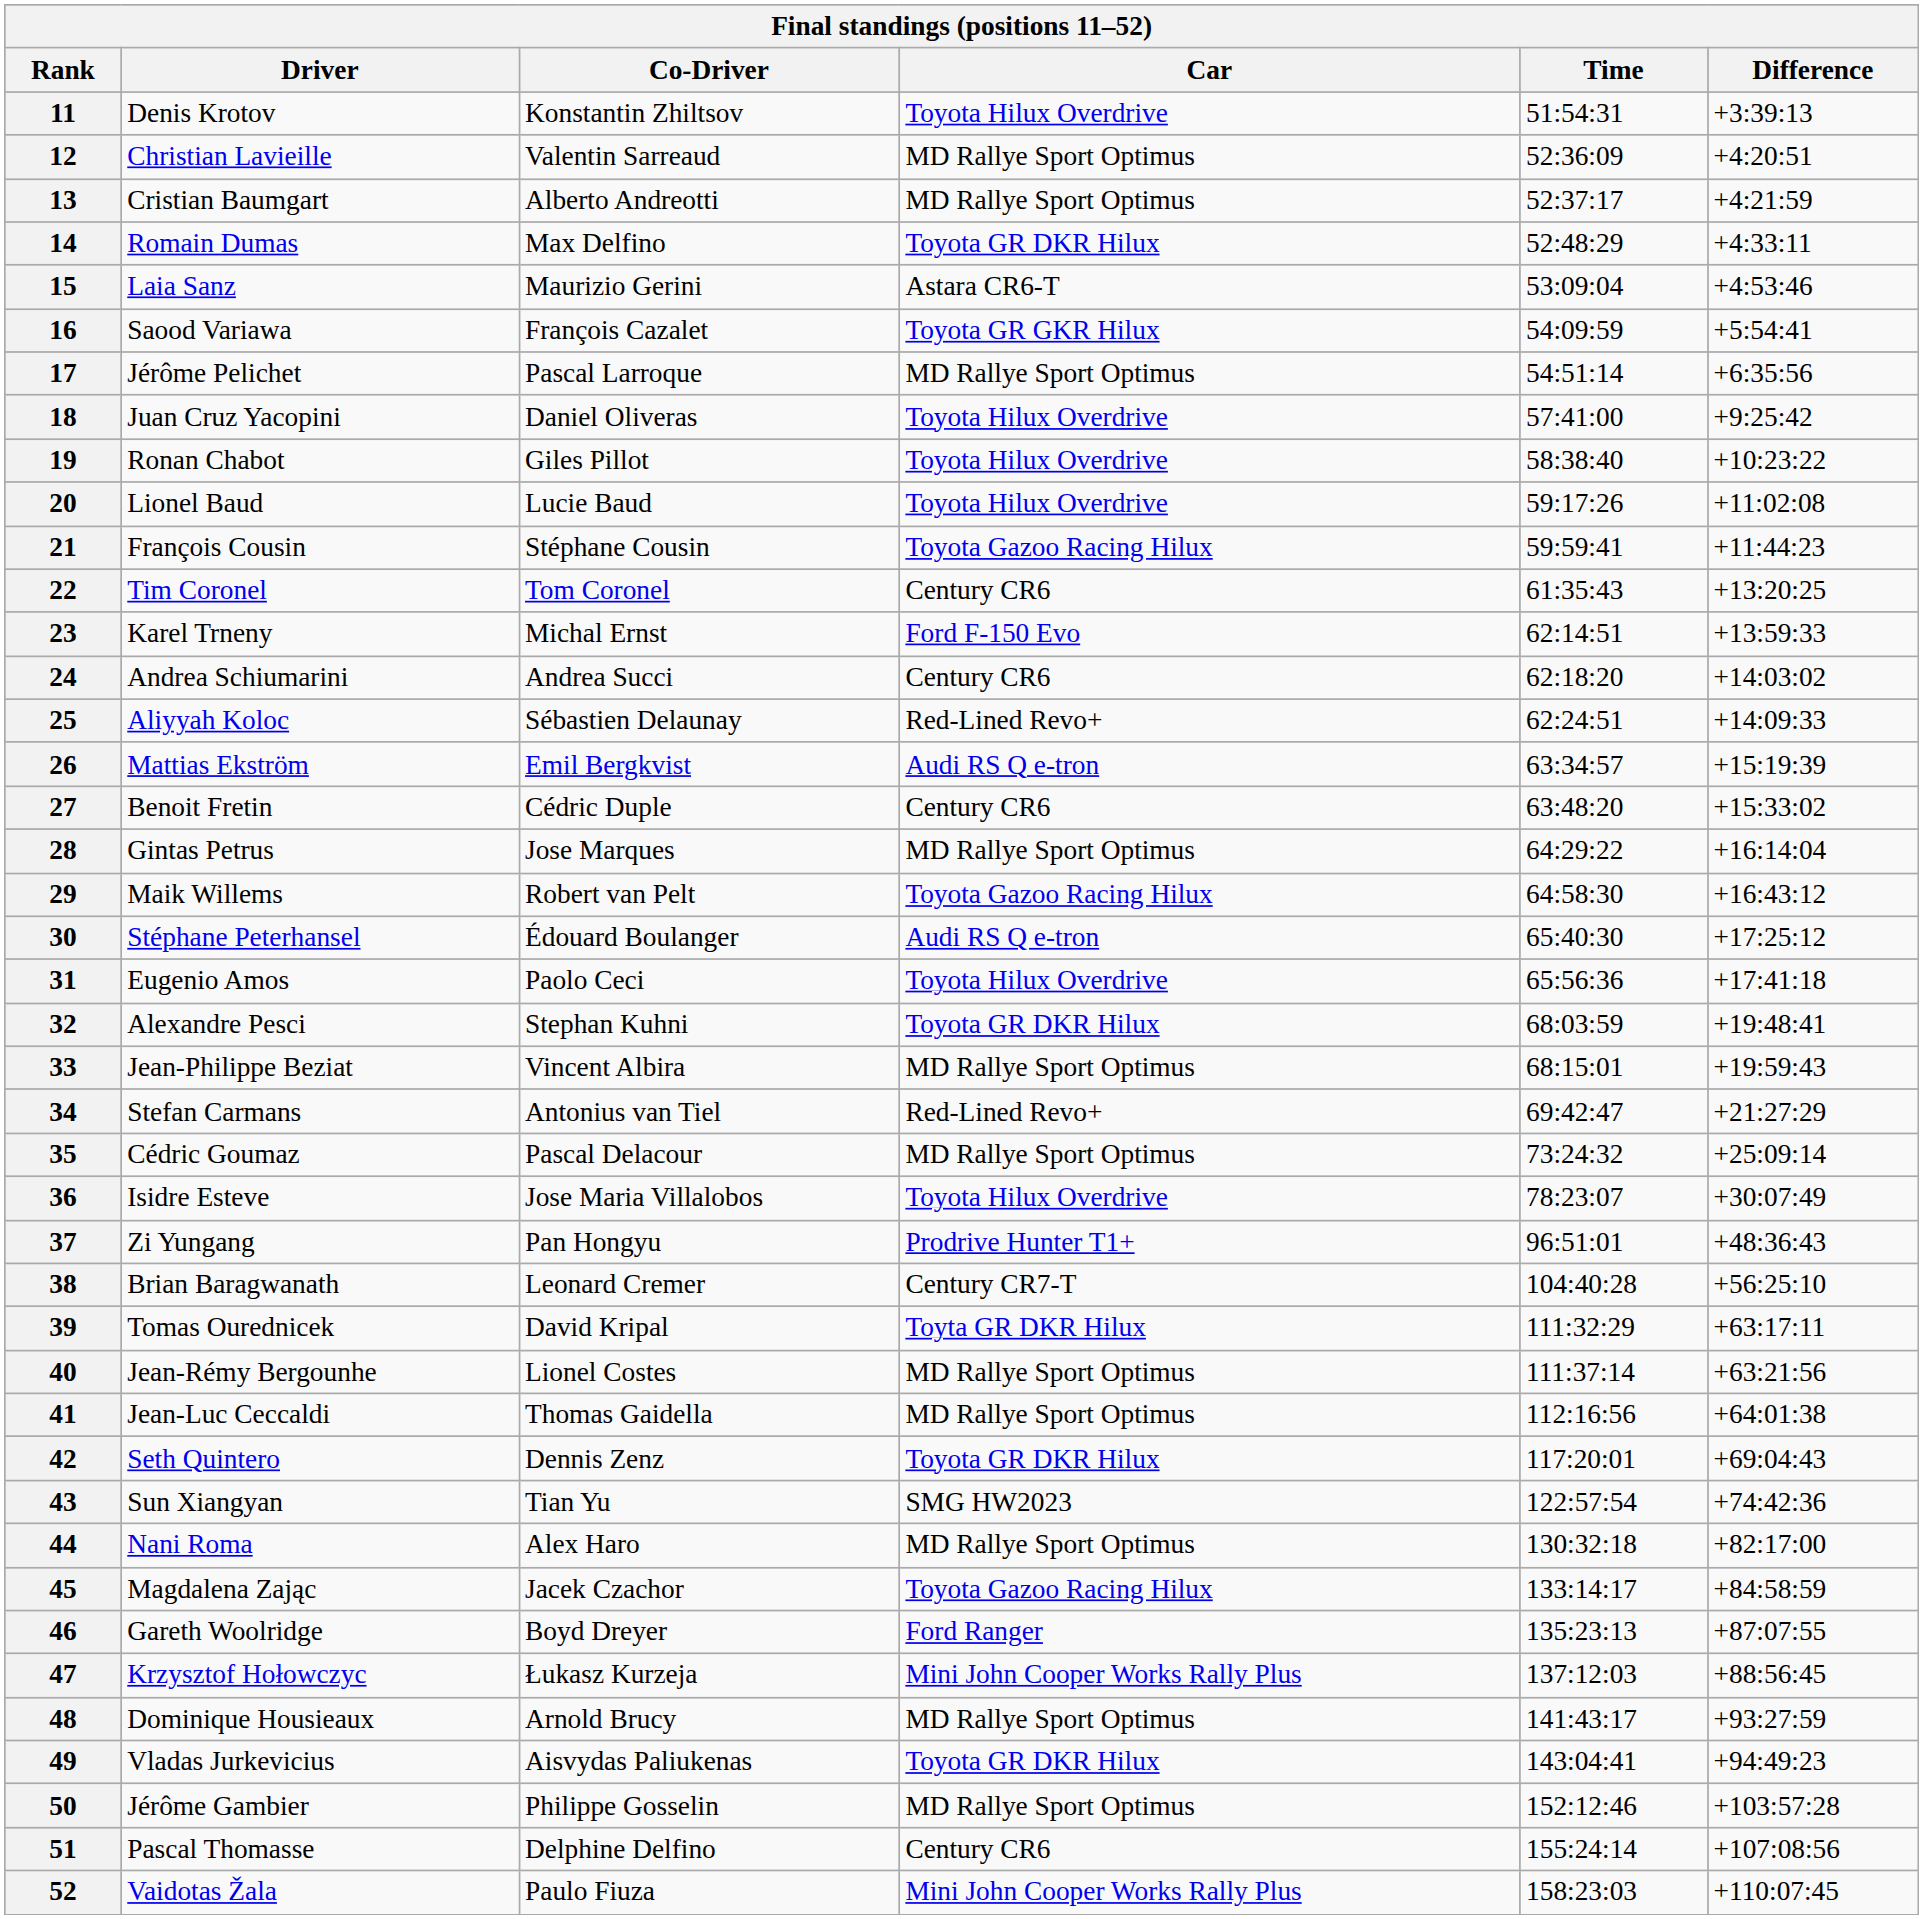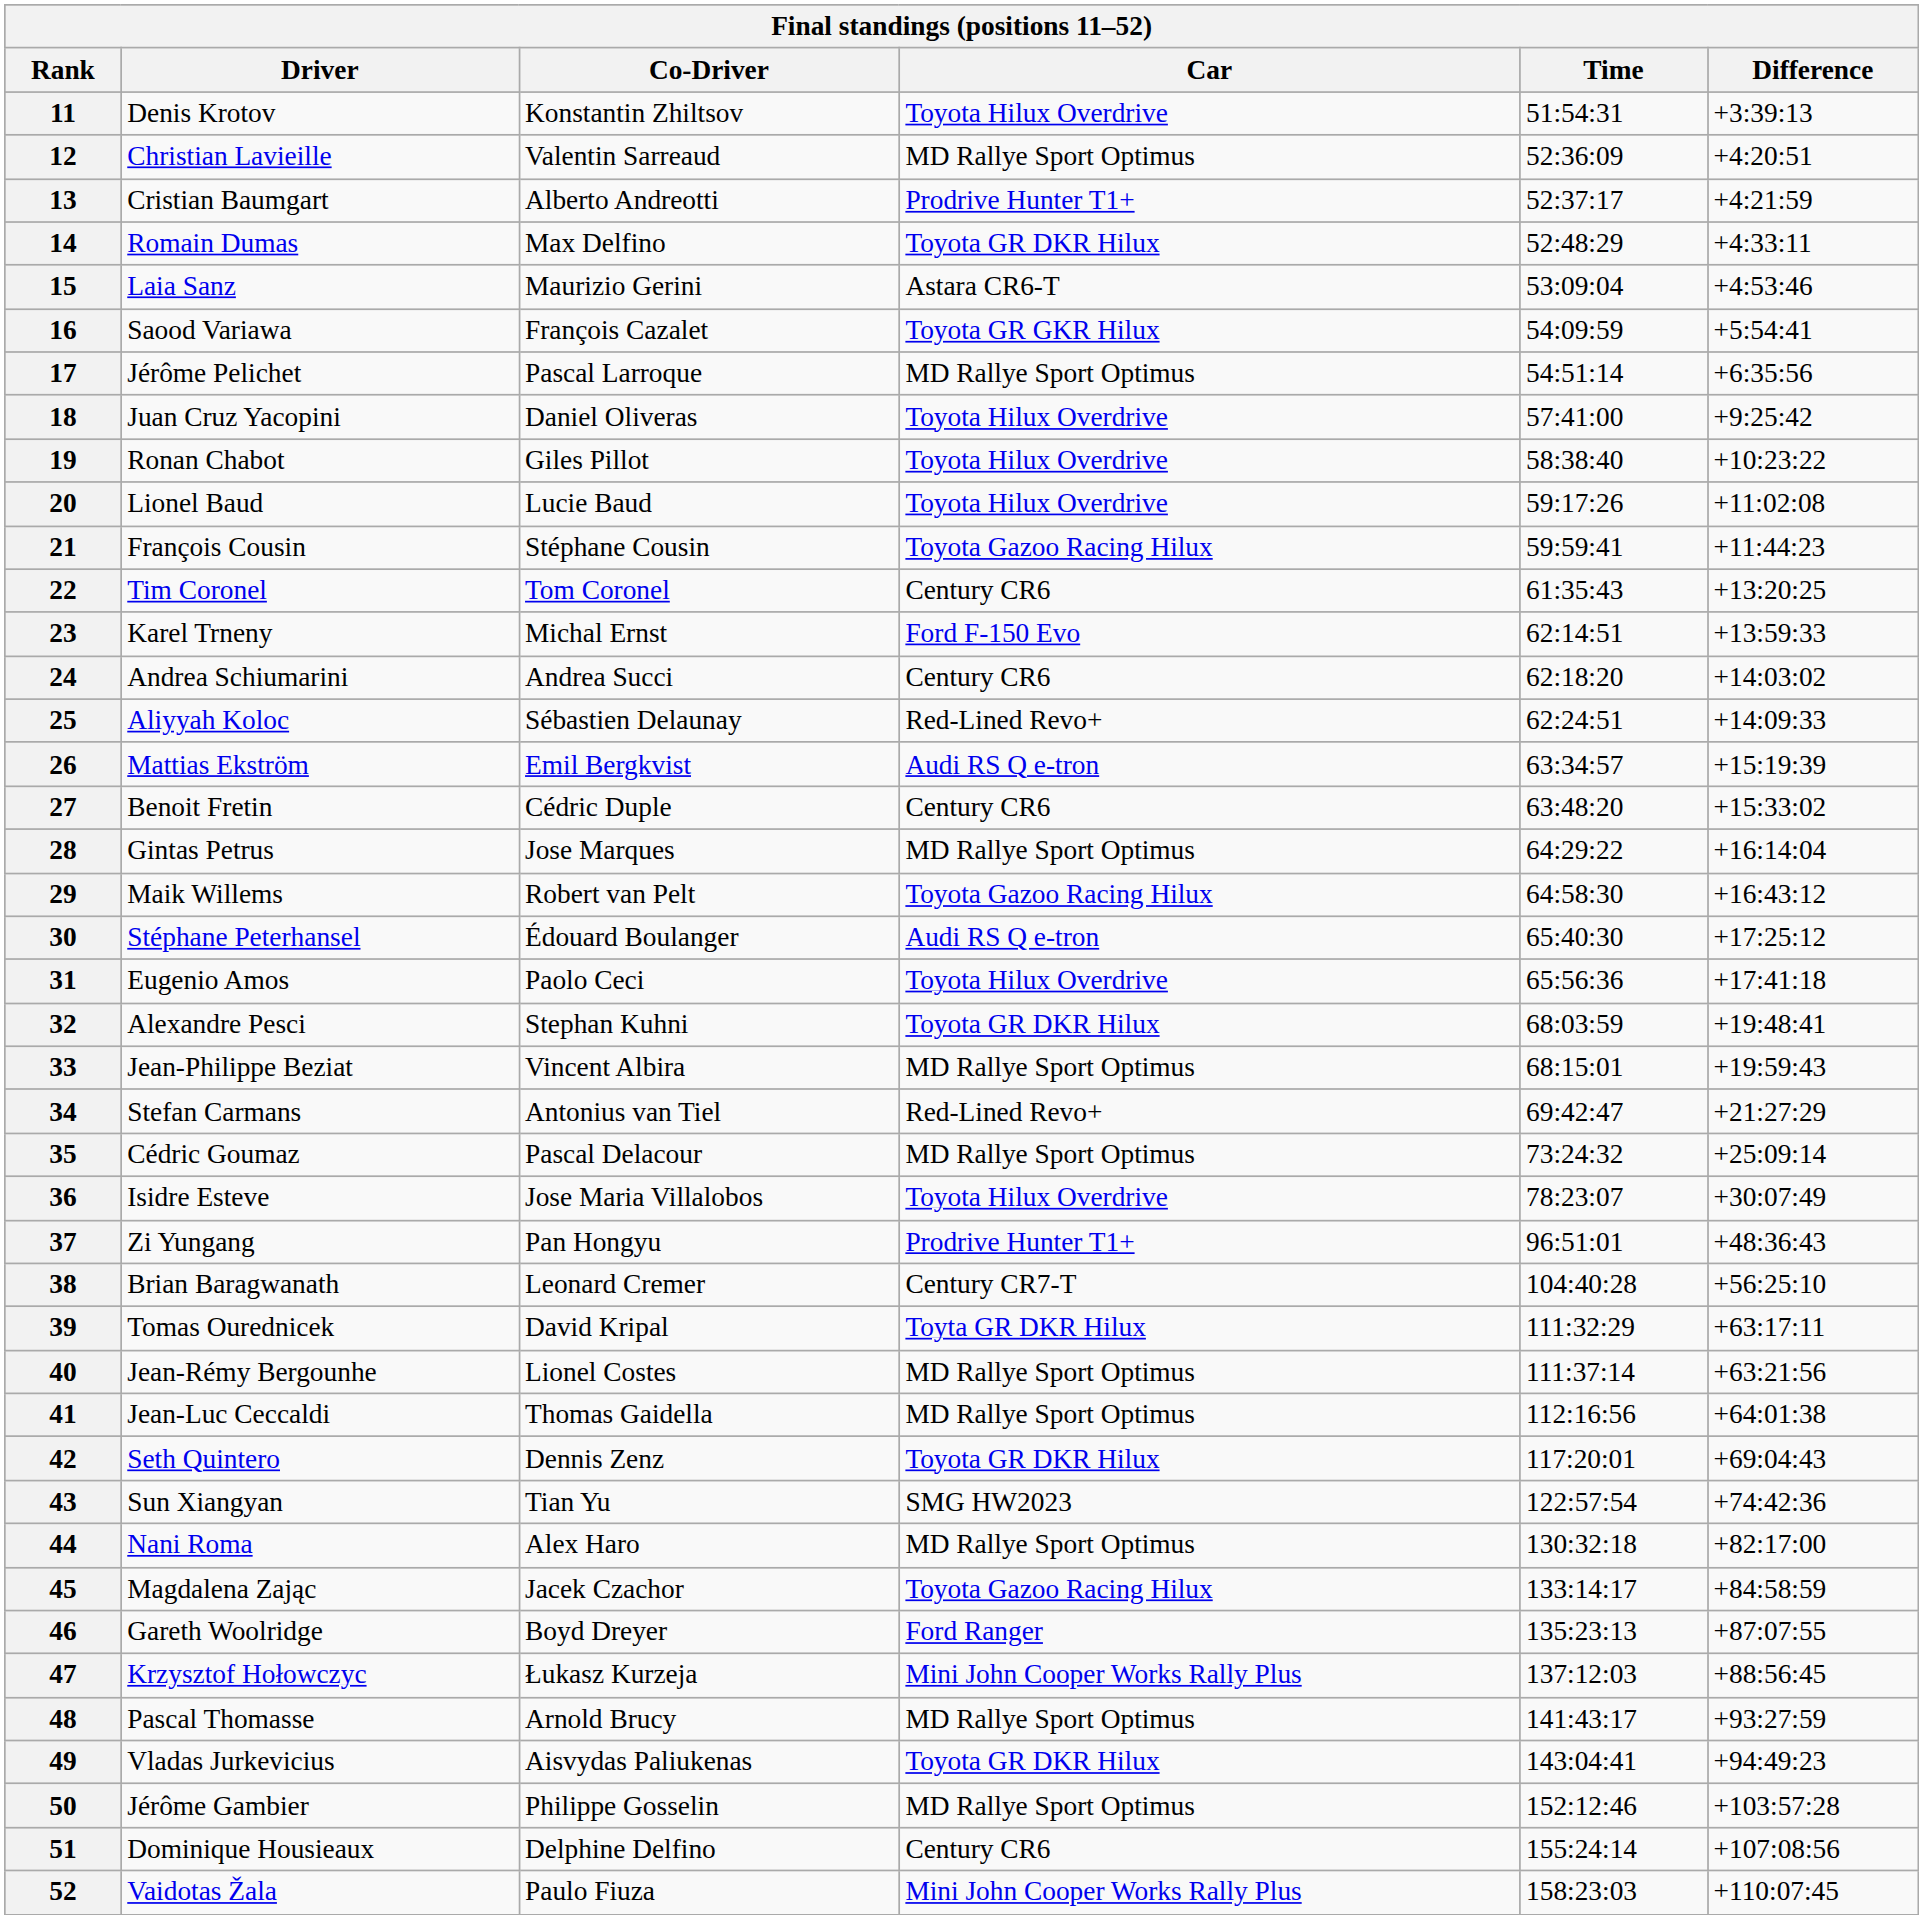(1050, 199) MD Rallye Sport Optimus -> (1020, 199) Prodrive Hunter T1+
(251, 1718) Dominique Housieaux -> (221, 1718) Pascal Thomasse
(221, 1848) Pascal Thomasse -> (251, 1848) Dominique Housieaux
